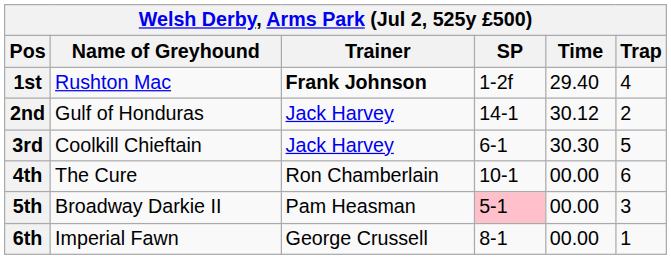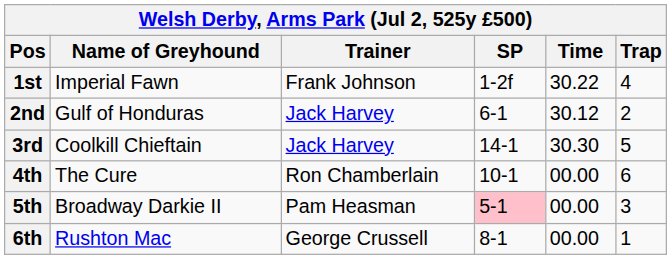(113, 82) Rushton Mac -> (117, 82) Imperial Fawn
(356, 82) bold -> (351, 82) normal
(574, 82) 29.40 -> (574, 82) 30.22
(499, 113) 14-1 -> (493, 113) 6-1
(493, 144) 6-1 -> (499, 144) 14-1
(117, 238) Imperial Fawn -> (113, 238) Rushton Mac
